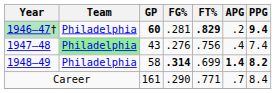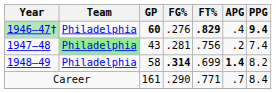(178, 30) .281 -> (178, 30) .276
(238, 30) .2 -> (238, 30) .4
(178, 47) .276 -> (178, 47) .281
(238, 47) .4 -> (238, 47) .2
(258, 63) bold -> (258, 63) normal
